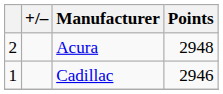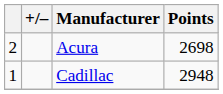(196, 47) 2948 -> (196, 47) 2698
(196, 75) 2946 -> (196, 75) 2948
